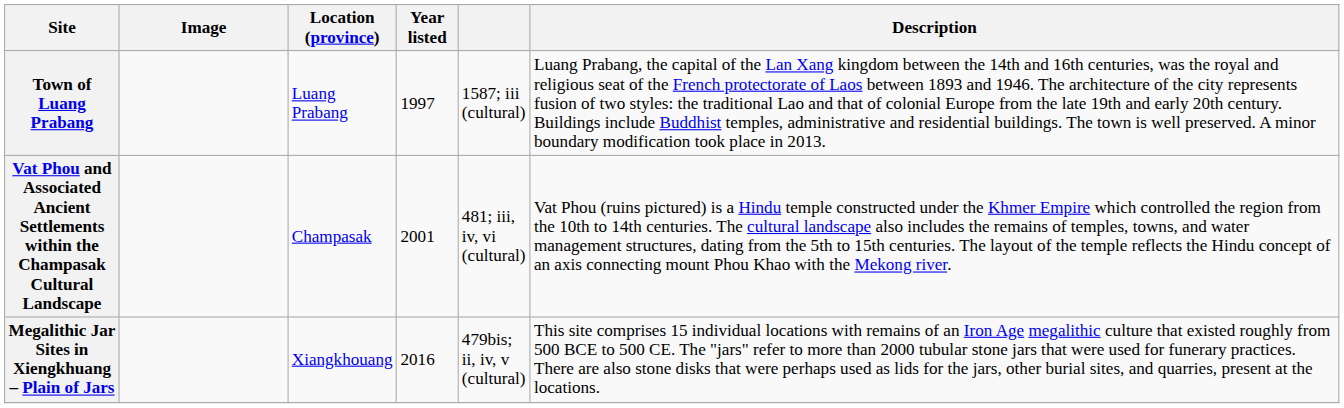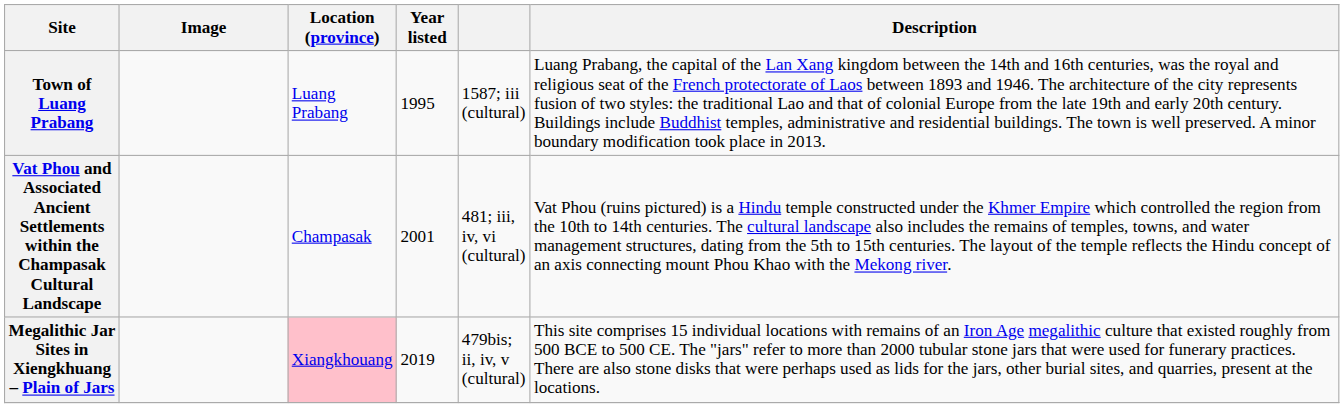(418, 103) 1997 -> (418, 103) 1995
(342, 359) no background -> (342, 359) pink background
(418, 359) 2016 -> (418, 359) 2019
